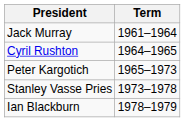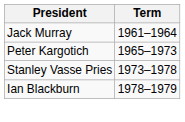- row: (43, 51)
